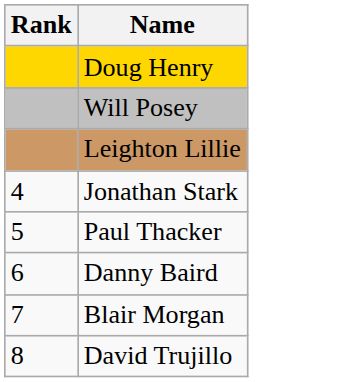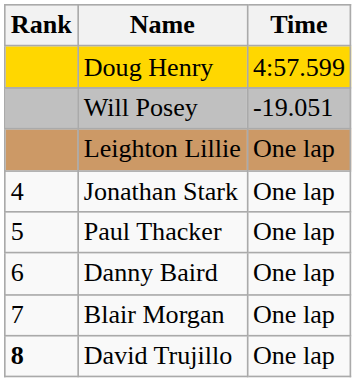+ column: (299, 25)
(17, 356) normal -> (17, 356) bold
